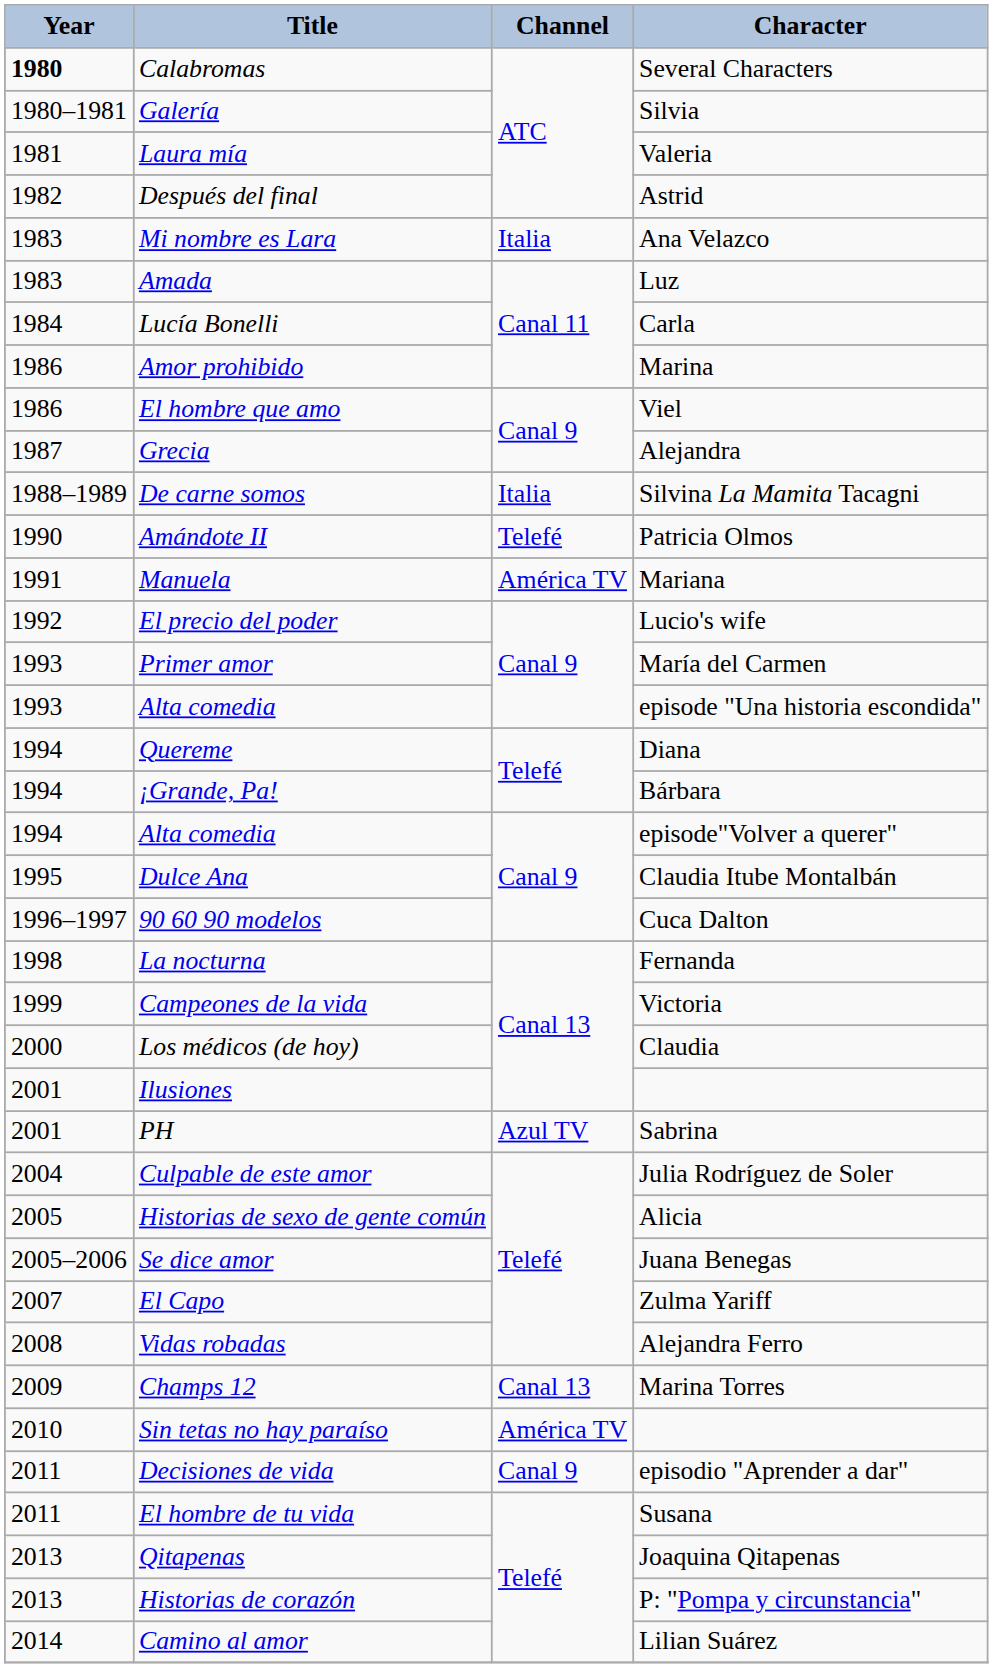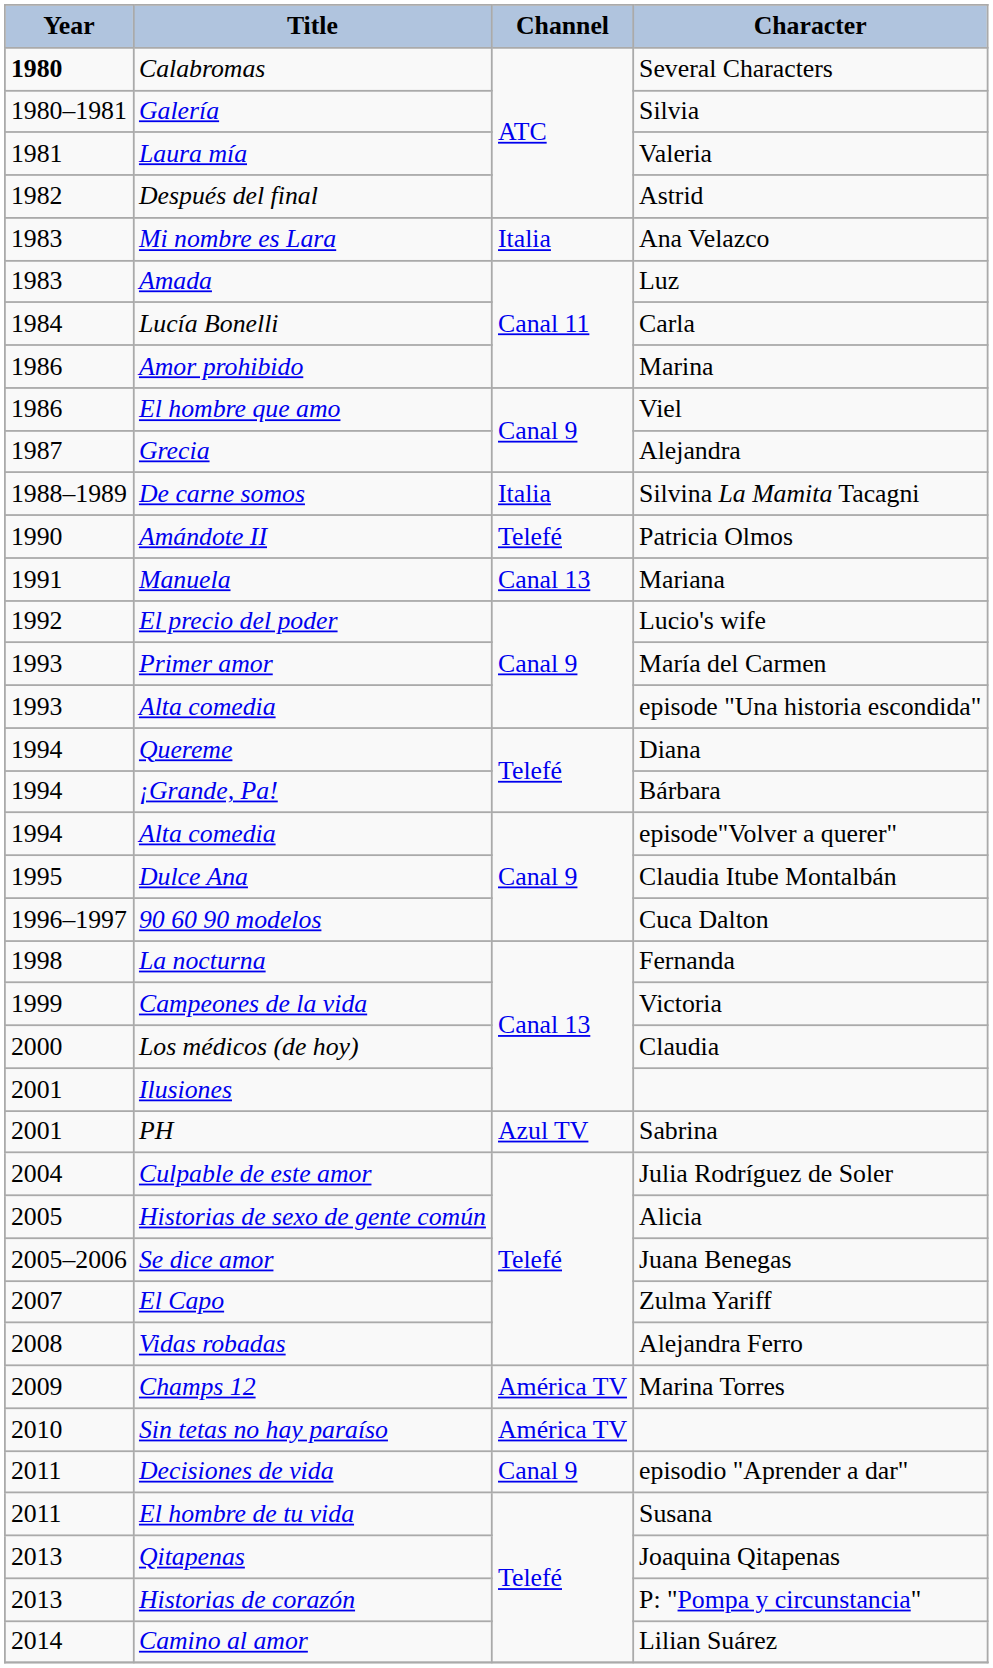(563, 578) América TV -> (544, 578) Canal 13
(544, 1386) Canal 13 -> (563, 1386) América TV
